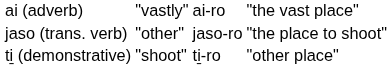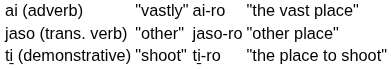(317, 33) "the place to shoot" -> (293, 33) "other place"
(293, 56) "other place" -> (317, 56) "the place to shoot"
